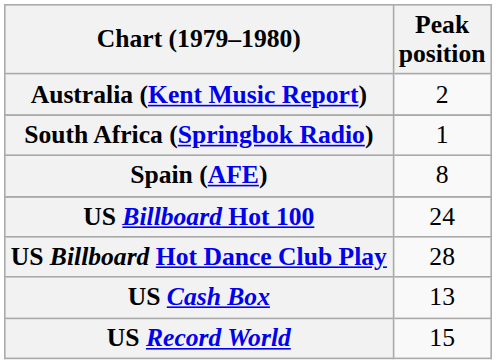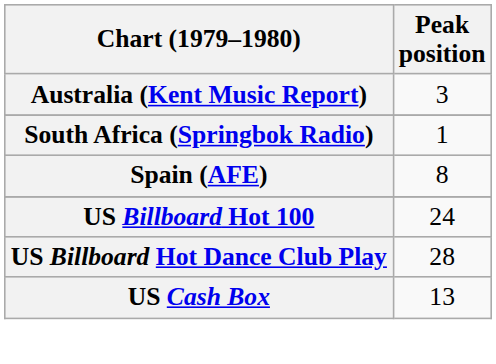(442, 94) 2 -> (442, 94) 3
- row: (199, 337)
